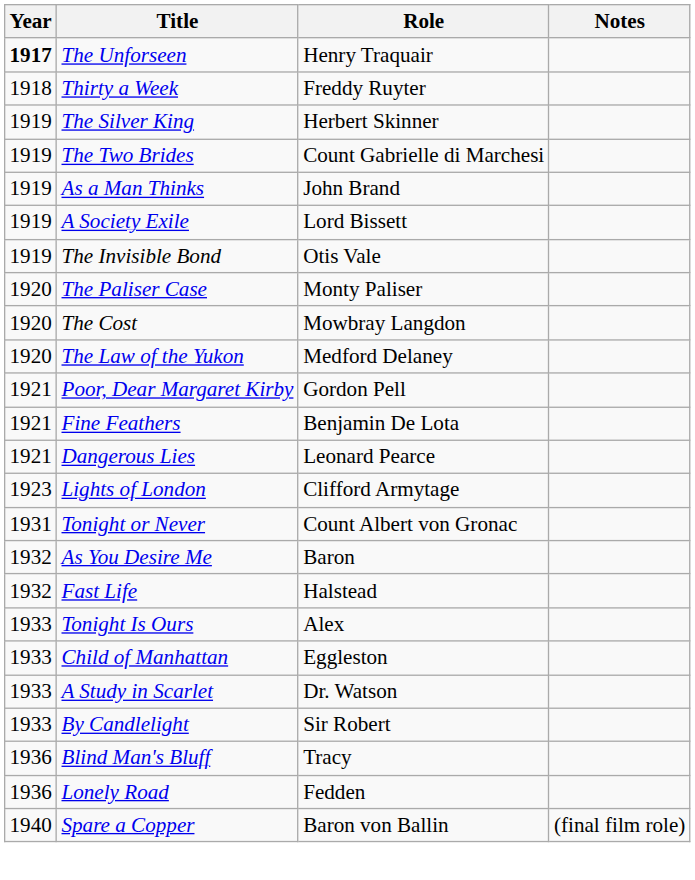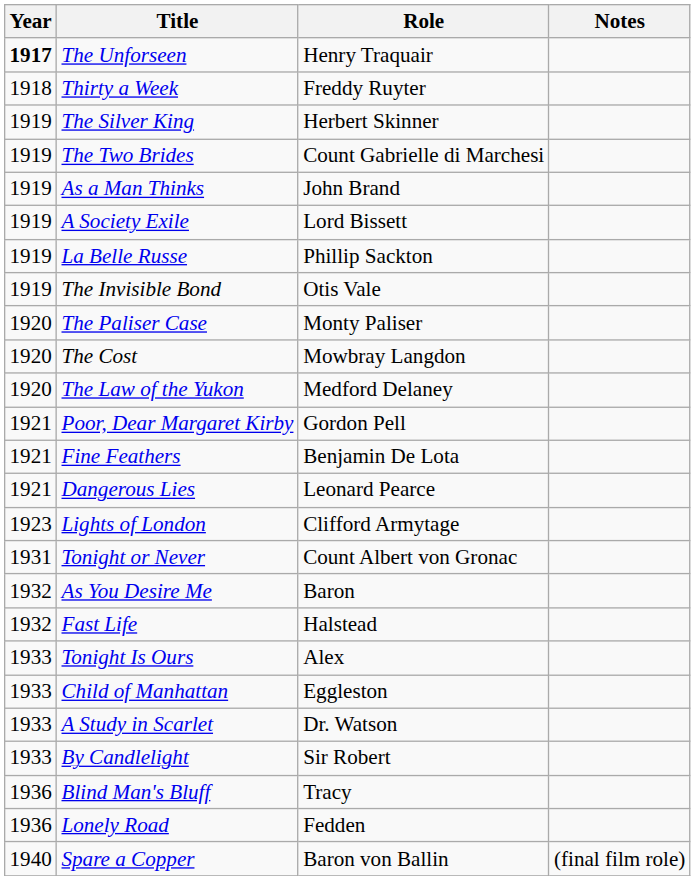+ row: (124, 255)
